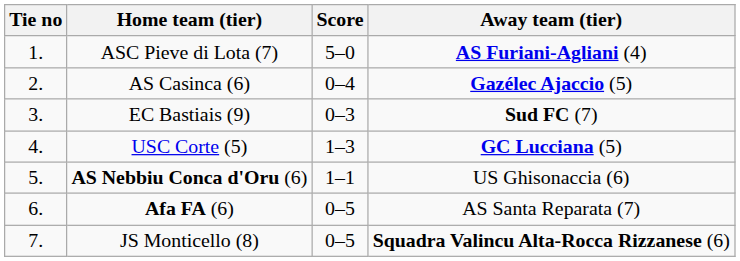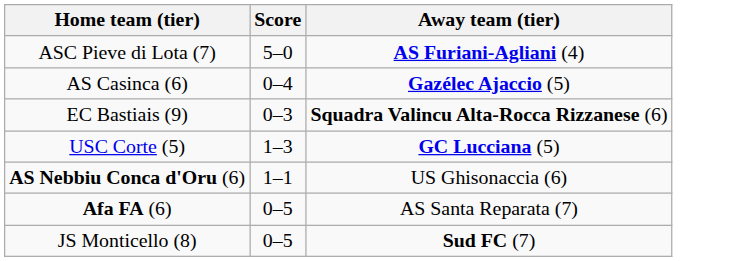- column: (36, 20)
(551, 114) Sud FC (7) -> (489, 114) Squadra Valincu Alta-Rocca Rizzanese (6)
(551, 240) Squadra Valincu Alta-Rocca Rizzanese (6) -> (489, 240) Sud FC (7)
